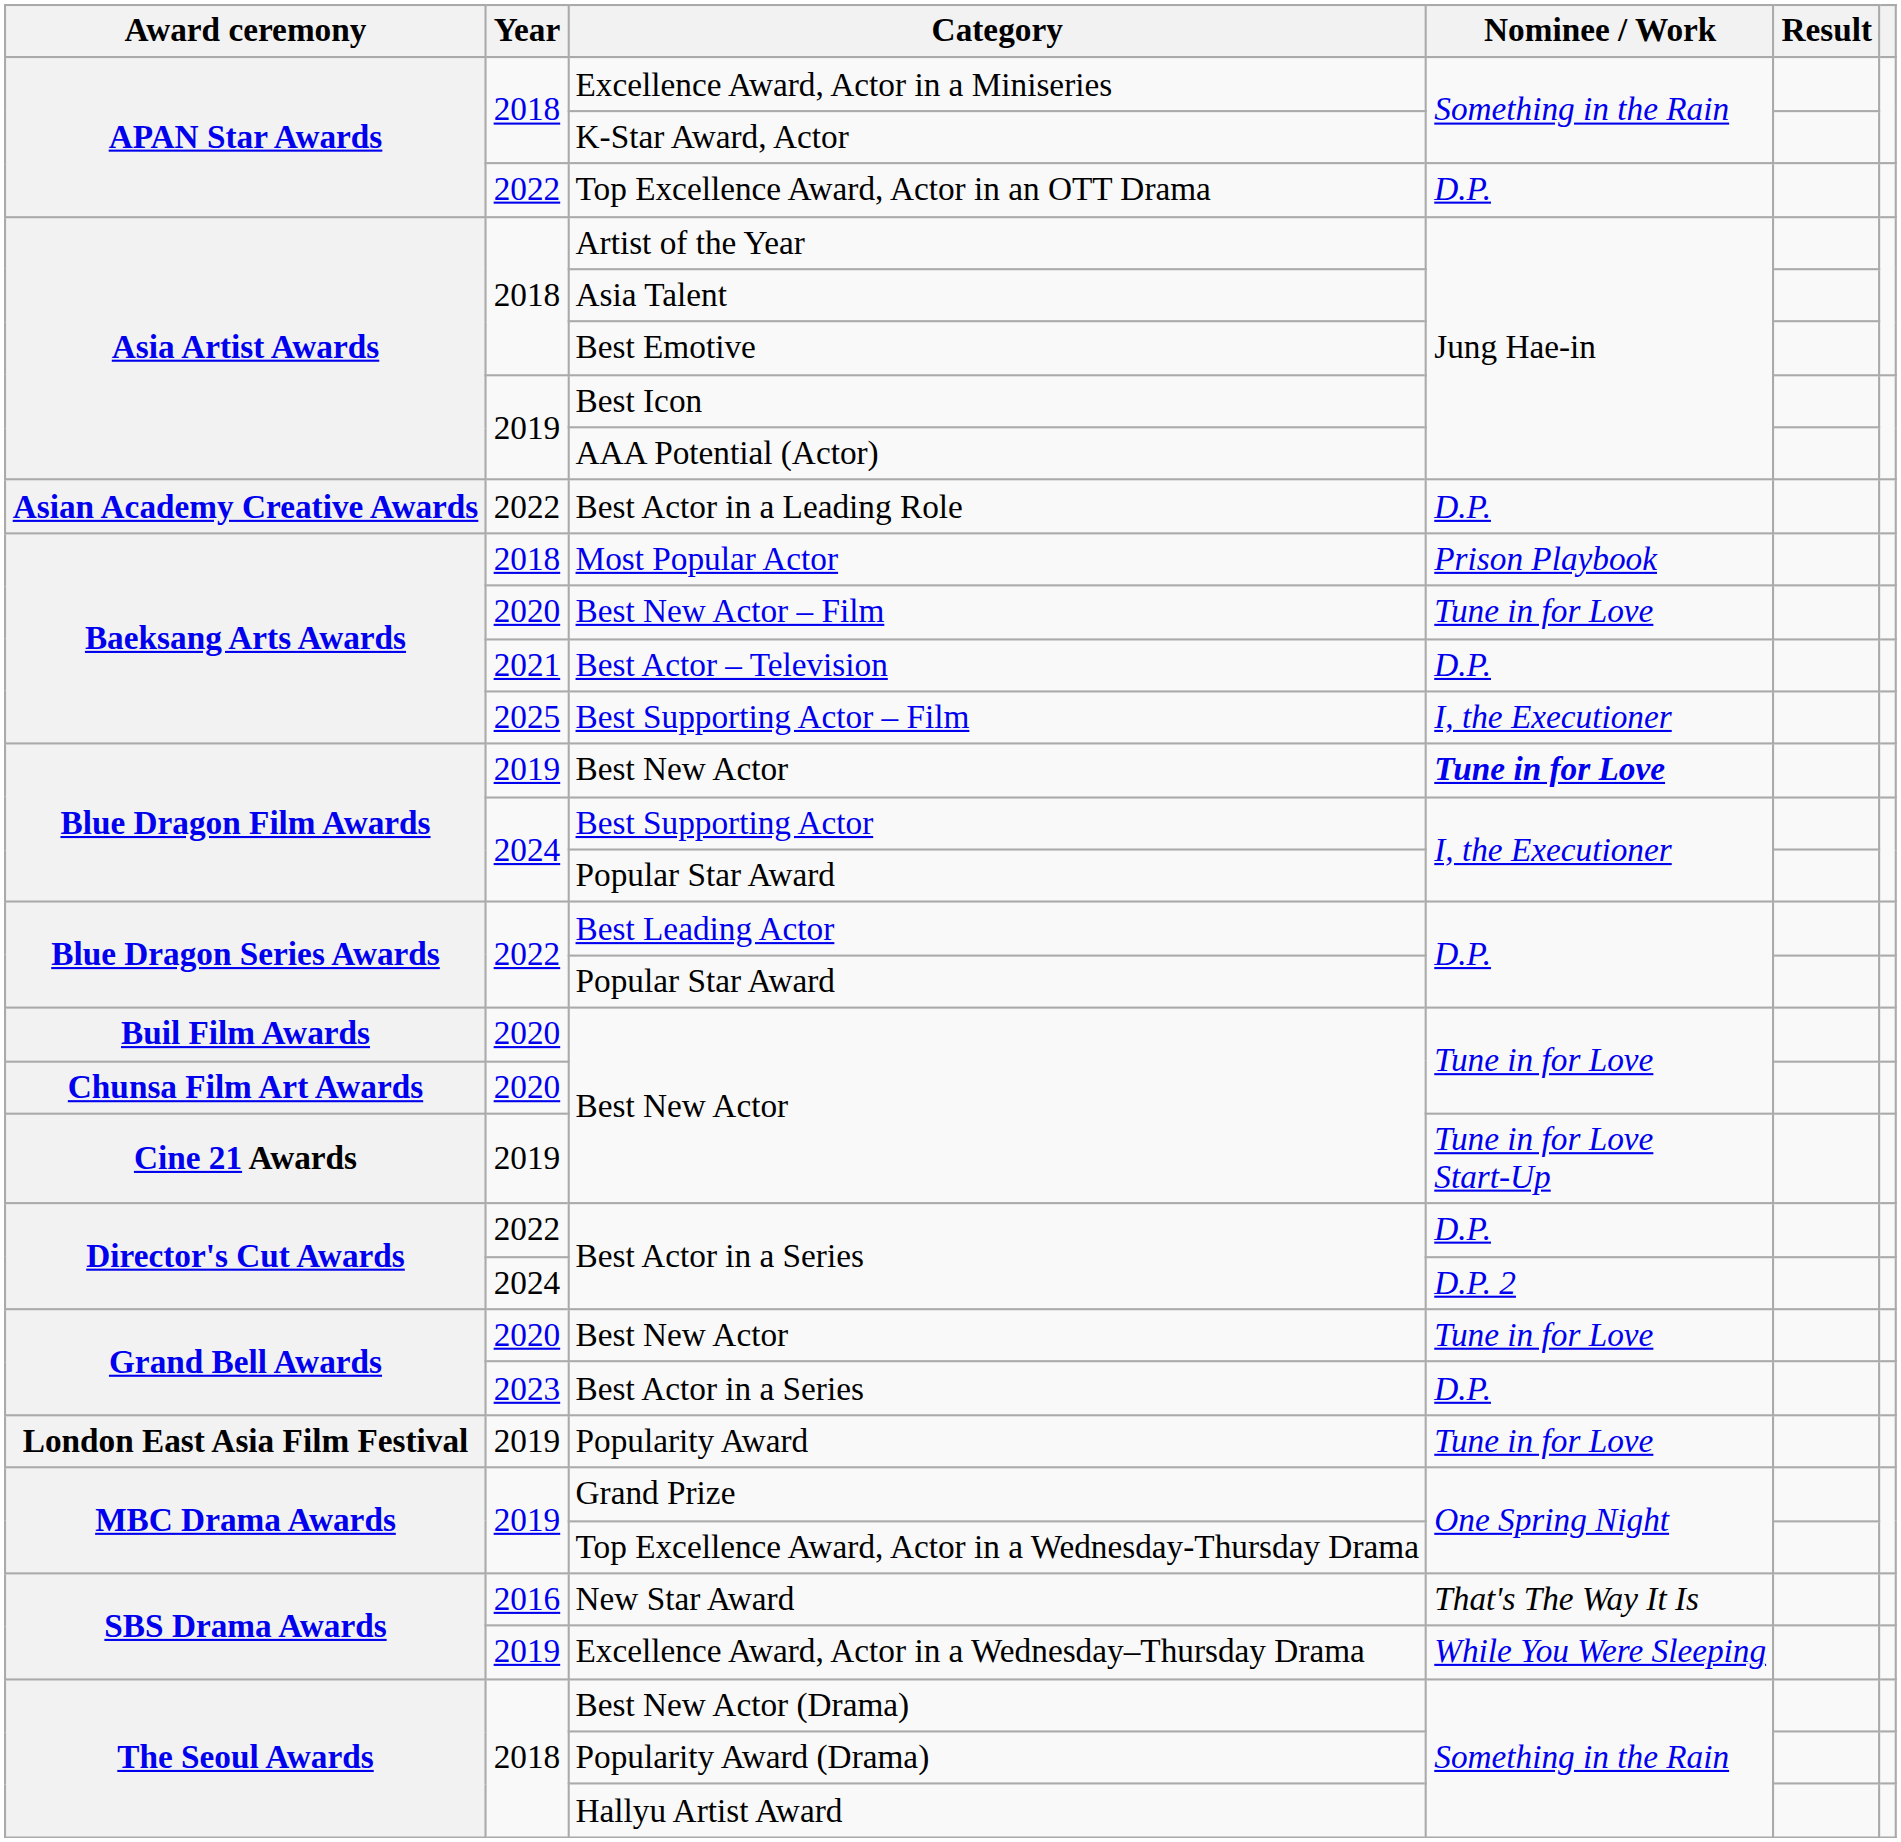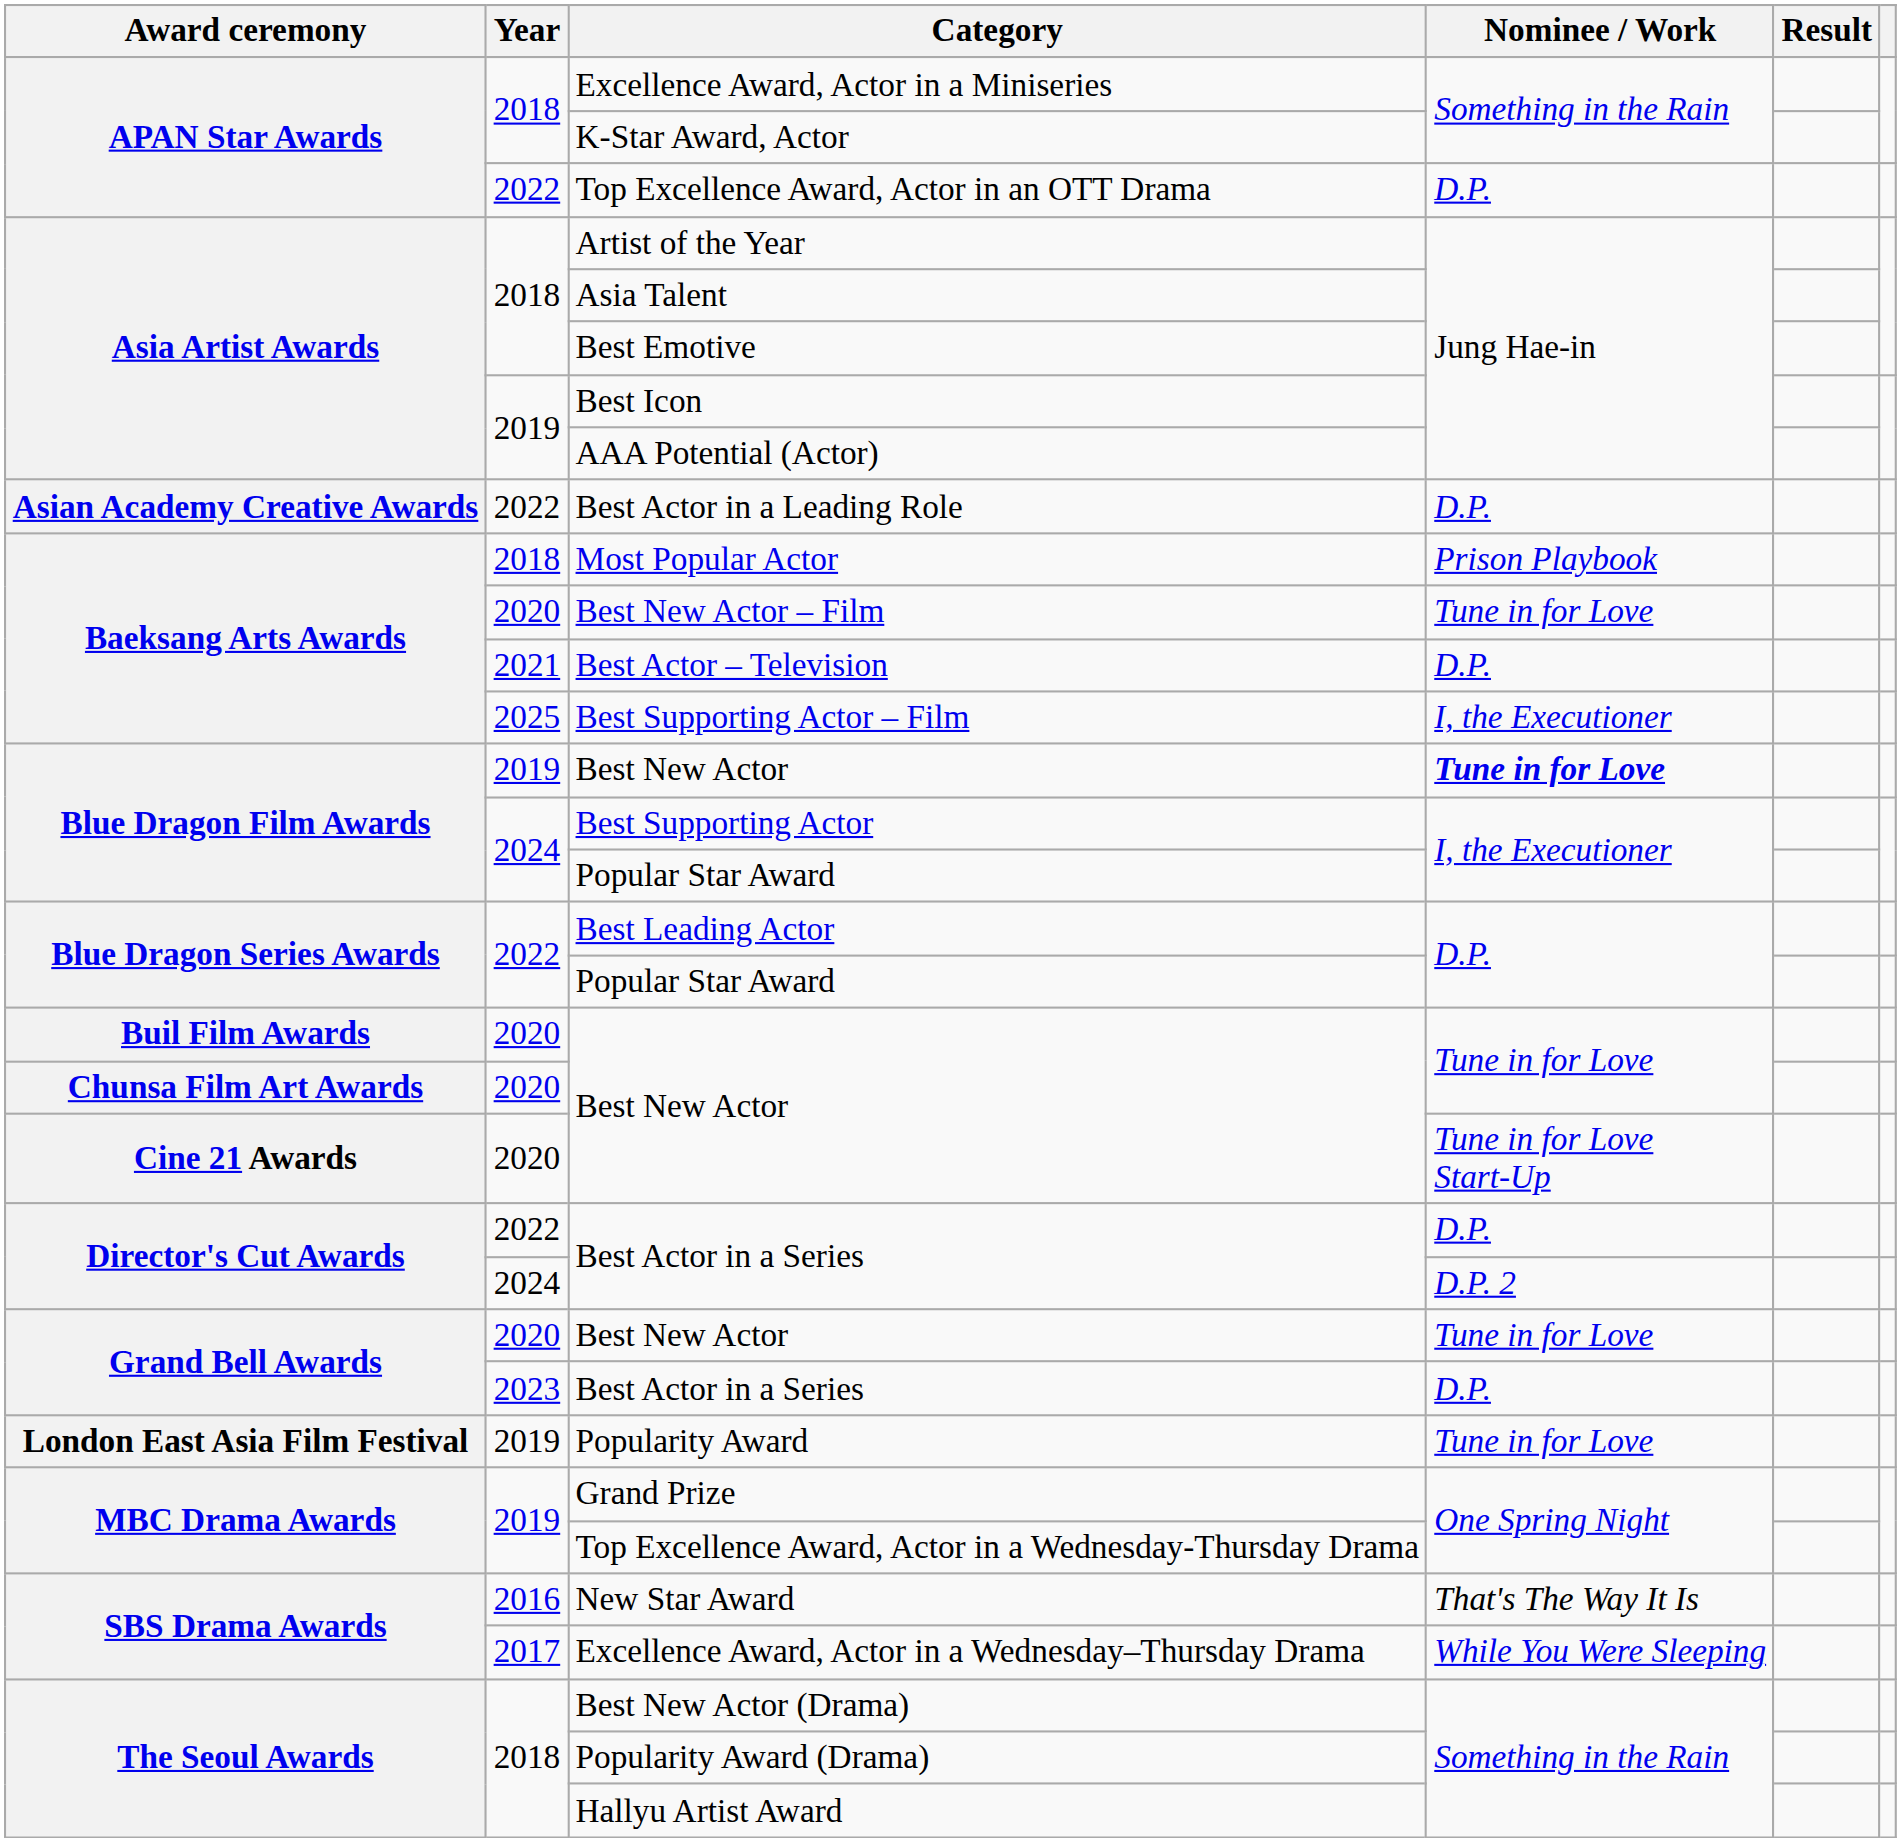(527, 1157) 2019 -> (527, 1157) 2020
(527, 1651) 2019 -> (527, 1651) 2017
